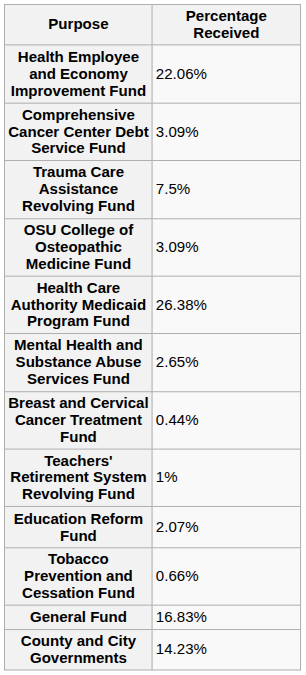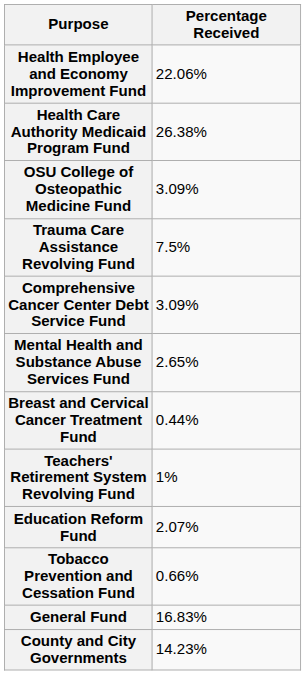rows swapped: (78, 131) <-> (78, 304)
rows swapped: (78, 189) <-> (78, 247)
